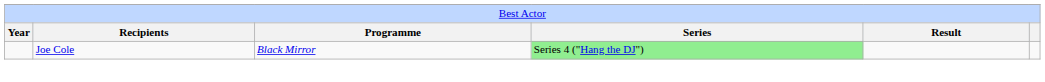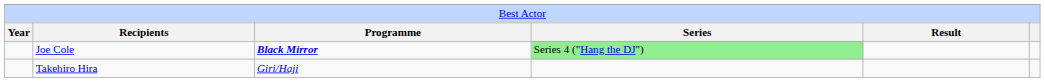(286, 50) normal -> (287, 50) bold
+ row: (67, 68)
